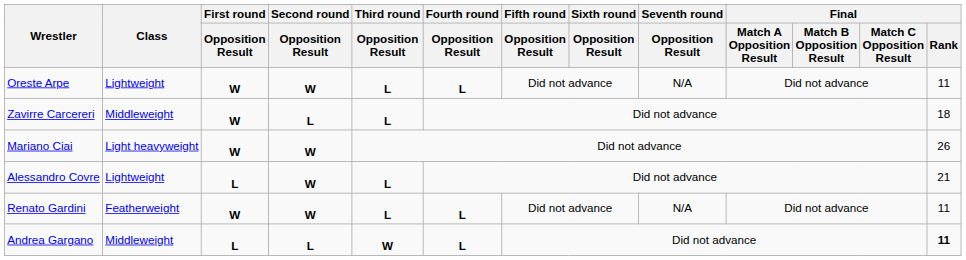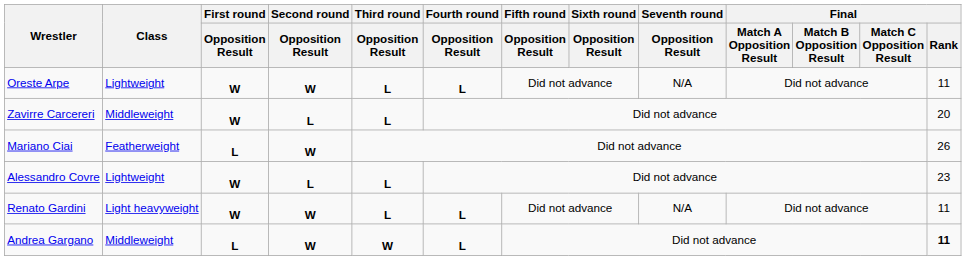(944, 115) 18 -> (944, 115) 20
(152, 146) Light heavyweight -> (142, 146) Featherweight
(235, 153) W -> (235, 153) L
(235, 184) L -> (235, 184) W
(310, 184) W -> (310, 184) L
(944, 177) 21 -> (944, 177) 23
(142, 209) Featherweight -> (152, 209) Light heavyweight
(310, 247) L -> (310, 247) W
